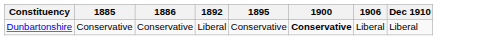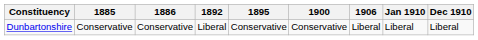+ column: (405, 12)
(321, 27) bold -> (319, 27) normal
